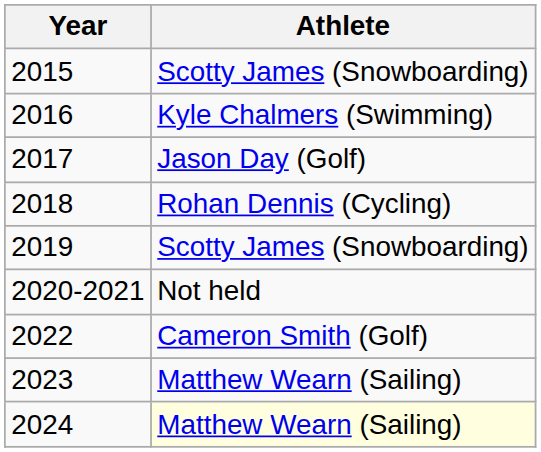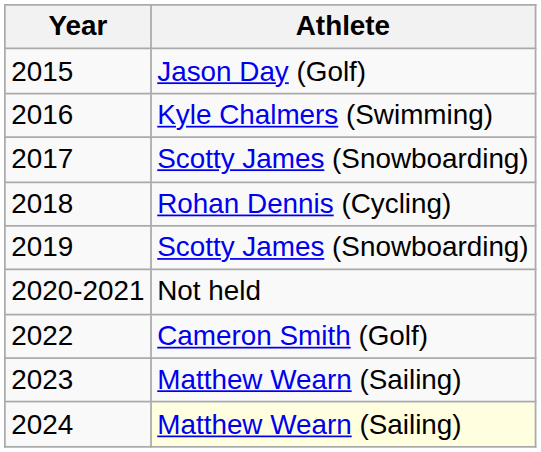(343, 70) Scotty James (Snowboarding) -> (262, 70) Jason Day (Golf)
(262, 159) Jason Day (Golf) -> (343, 159) Scotty James (Snowboarding)
